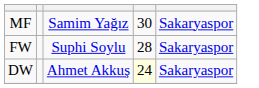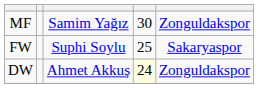(196, 23) Sakaryaspor -> (204, 23) Zonguldakspor
(144, 47) 28 -> (144, 47) 25
(196, 71) Sakaryaspor -> (204, 71) Zonguldakspor
